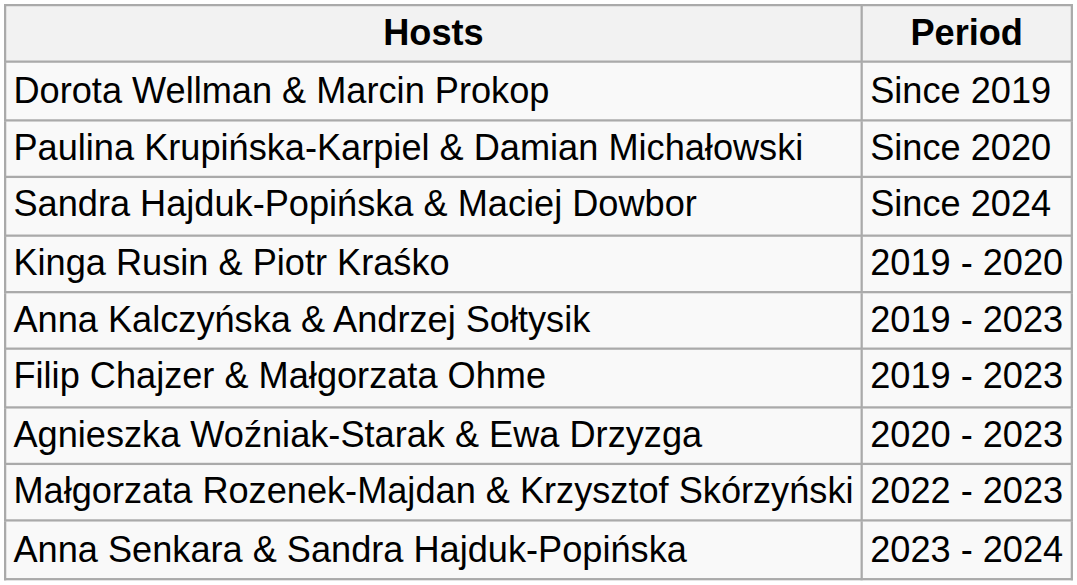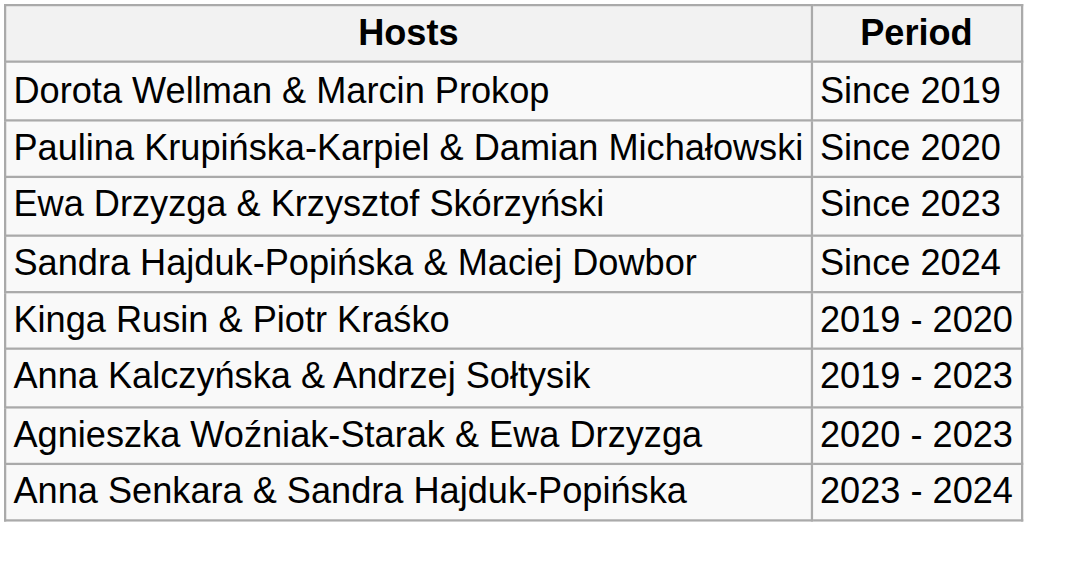+ row: (309, 205)
- row: (280, 377)
- row: (433, 491)
